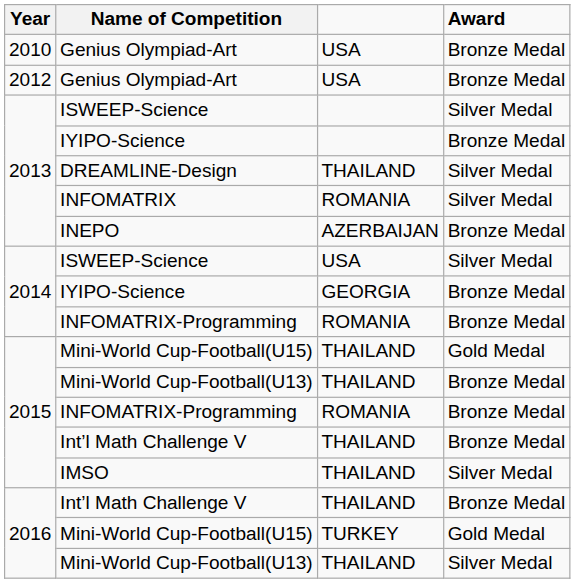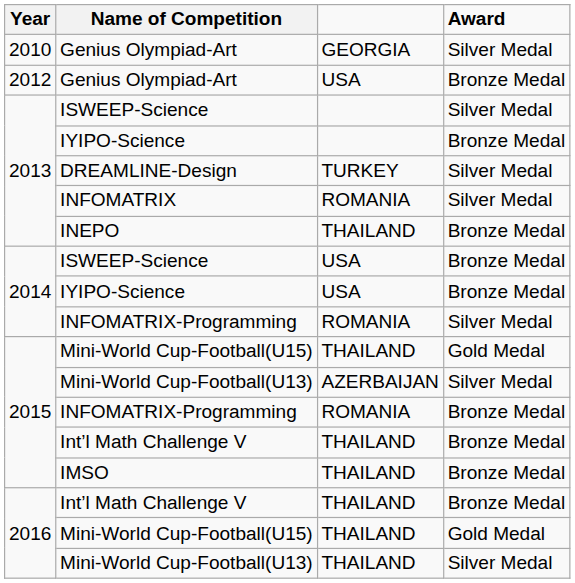(341, 49) USA -> (366, 49) GEORGIA
(506, 49) Bronze Medal -> (500, 49) Silver Medal
(369, 170) THAILAND -> (360, 170) TURKEY
(380, 230) AZERBAIJAN -> (369, 230) THAILAND
(500, 261) Silver Medal -> (506, 261) Bronze Medal
(366, 291) GEORGIA -> (341, 291) USA
(506, 321) Bronze Medal -> (500, 321) Silver Medal
(369, 381) THAILAND -> (380, 381) AZERBAIJAN
(506, 381) Bronze Medal -> (500, 381) Silver Medal
(500, 472) Silver Medal -> (506, 472) Bronze Medal
(360, 532) TURKEY -> (369, 532) THAILAND
